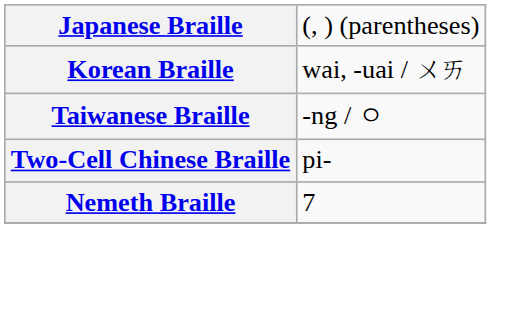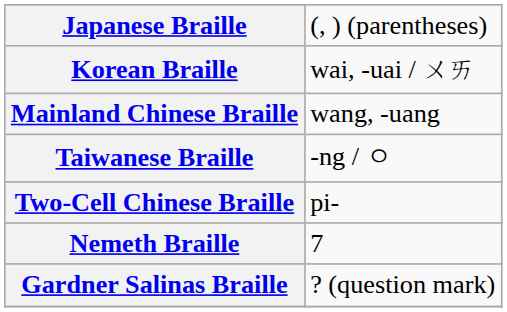+ row: (154, 113)
+ row: (154, 284)
